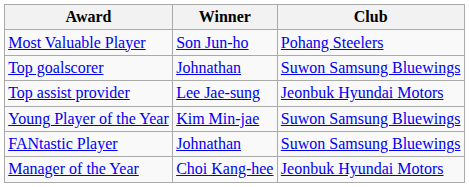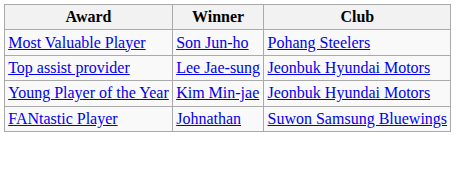- row: (56, 67)
(371, 118) Suwon Samsung Bluewings -> (349, 93) Jeonbuk Hyundai Motors
- row: (74, 169)
